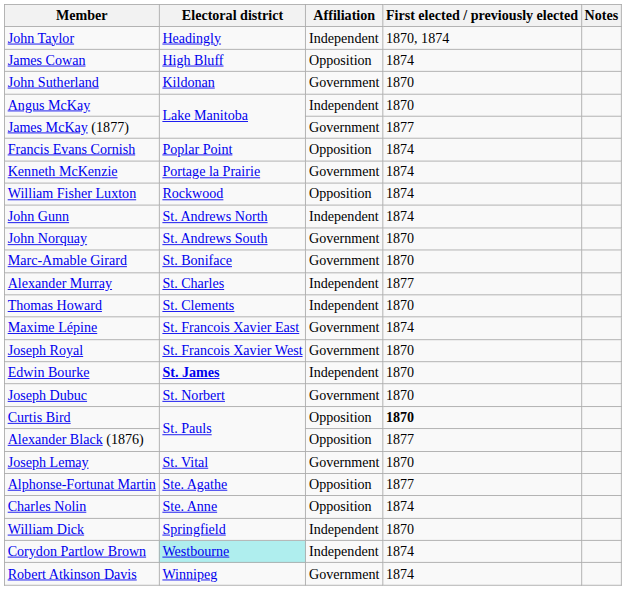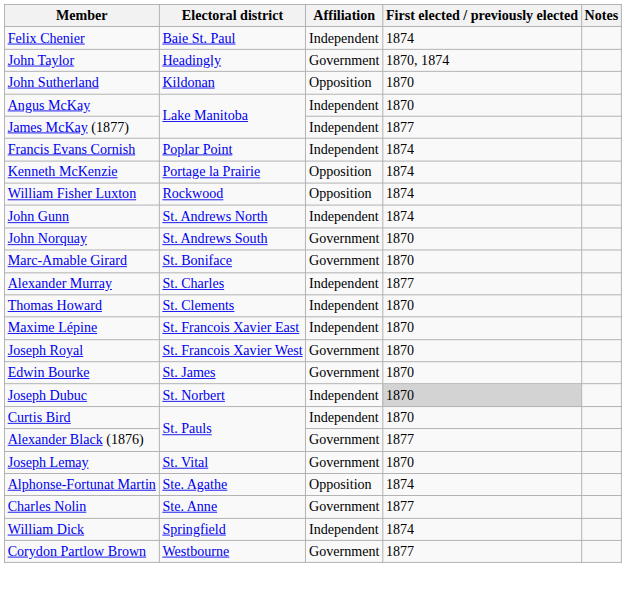+ row: (46, 37)
(344, 37) Independent -> (344, 60) Government
- row: (47, 60)
(344, 82) Government -> (340, 82) Opposition
(344, 127) Government -> (344, 127) Independent
(340, 149) Opposition -> (344, 149) Independent
(344, 171) Government -> (340, 171) Opposition
(344, 328) Government -> (344, 328) Independent
(400, 328) 1874 -> (400, 328) 1870
(191, 372) bold -> (189, 372) normal
(344, 372) Independent -> (344, 372) Government
(344, 395) Government -> (344, 395) Independent
(400, 395) no background -> (400, 395) lightgrey background
(340, 417) Opposition -> (344, 417) Independent
(400, 417) bold -> (400, 417) normal
(340, 439) Opposition -> (344, 439) Government
(400, 484) 1877 -> (400, 484) 1874
(340, 506) Opposition -> (344, 506) Government
(400, 506) 1874 -> (400, 506) 1877
(400, 529) 1870 -> (400, 529) 1874
(196, 551) paleturquoise background -> (196, 551) no background
(344, 551) Independent -> (344, 551) Government
(400, 551) 1874 -> (400, 551) 1877
- row: (72, 573)
